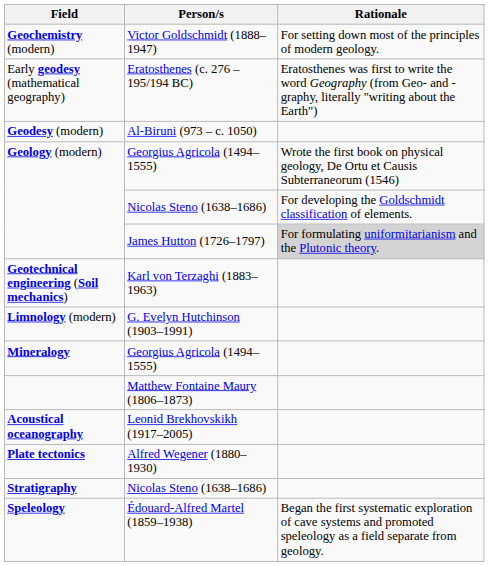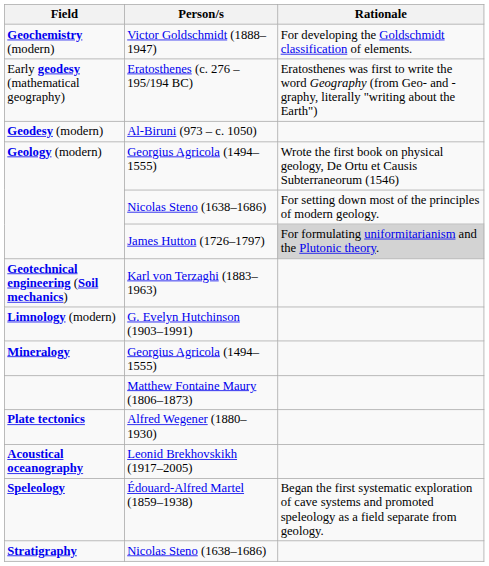(380, 41) For setting down most of the principles of modern geology. -> (363, 41) For developing the Goldschmidt classification of elements.
(363, 207) For developing the Goldschmidt classification of elements. -> (380, 207) For setting down most of the principles of modern geology.
rows swapped: (46, 454) <-> (45, 427)
rows swapped: (42, 488) <-> (36, 508)
